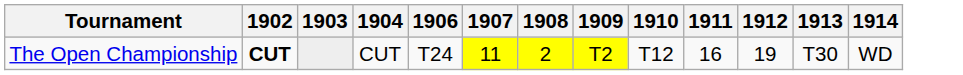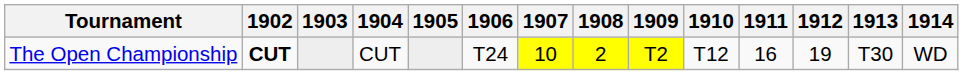+ column: (435, 21)
(490, 54) 11 -> (546, 54) 10
